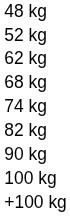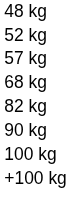+ row: (26, 58)
- row: (26, 58)
- row: (26, 106)
